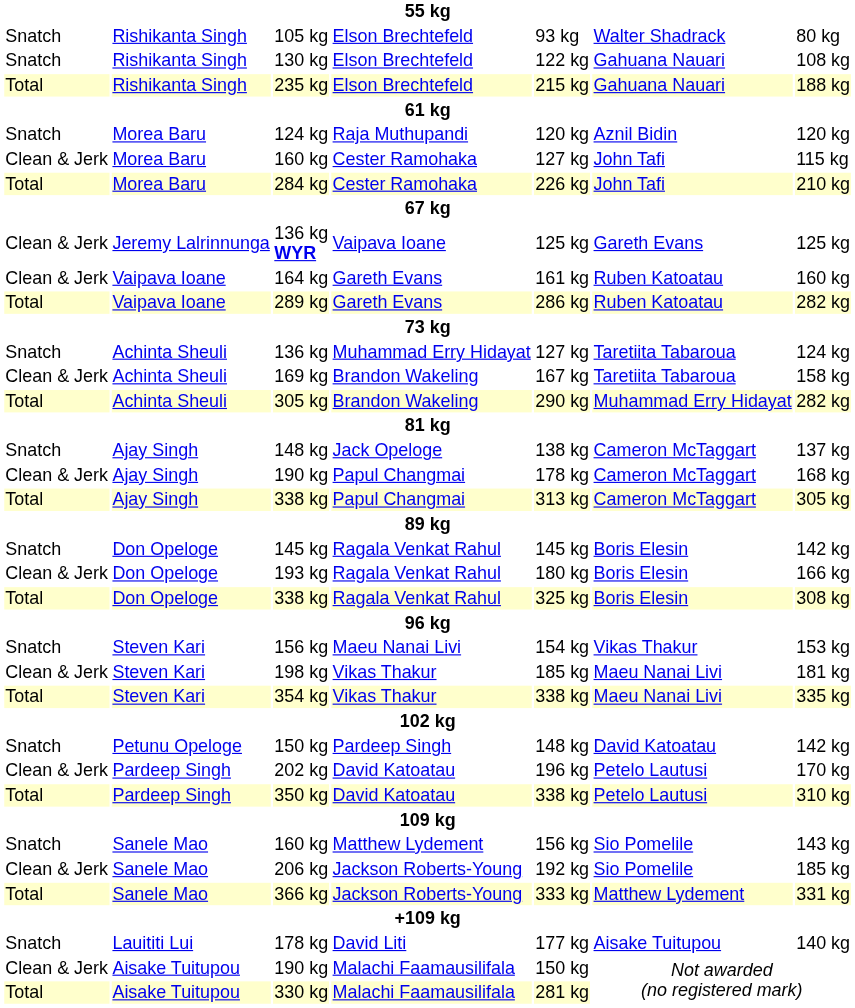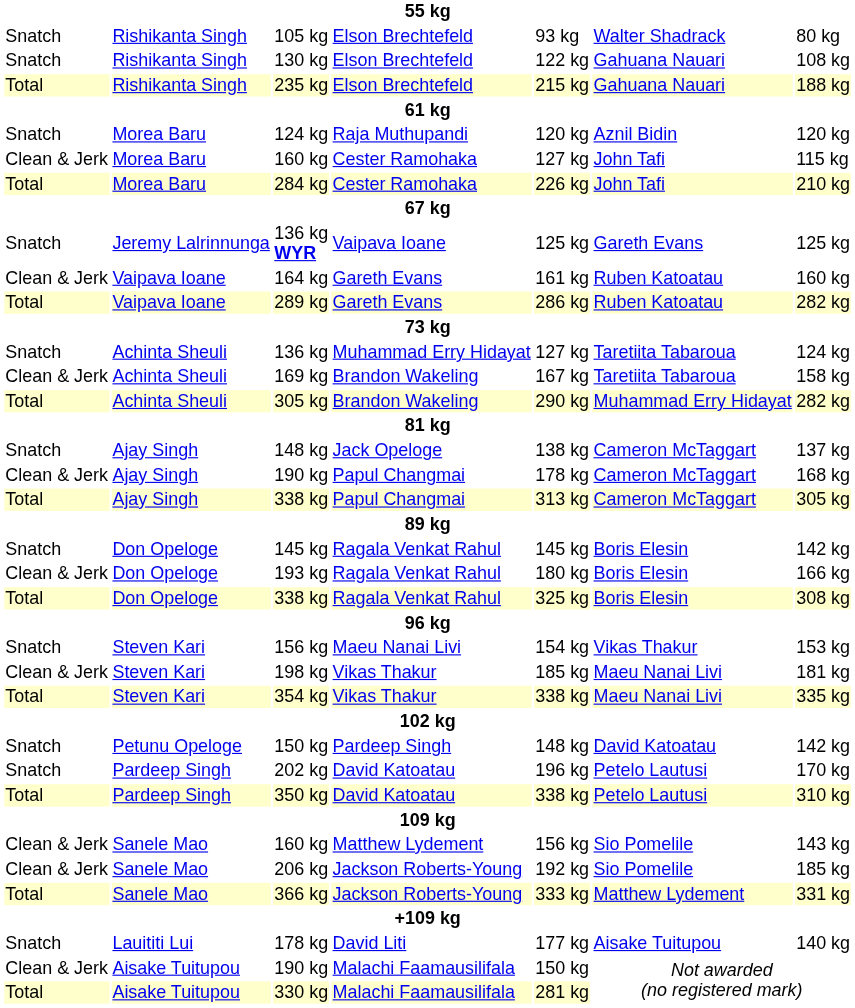(57, 243) Clean & Jerk -> (33, 243) Snatch
(57, 770) Clean & Jerk -> (33, 770) Snatch
(33, 844) Snatch -> (57, 844) Clean & Jerk
